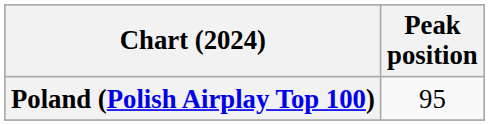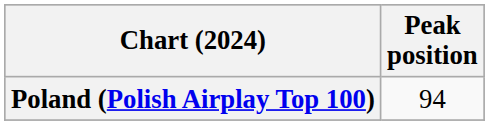(432, 98) 95 -> (432, 98) 94
